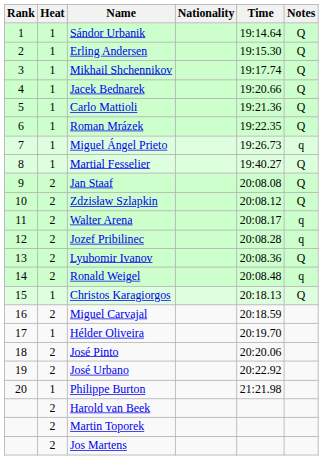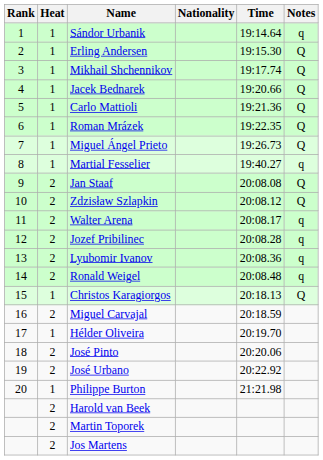(301, 32) Q -> (301, 32) q
(301, 145) q -> (301, 145) Q
(301, 164) Q -> (301, 164) q
(301, 257) Q -> (301, 257) q
